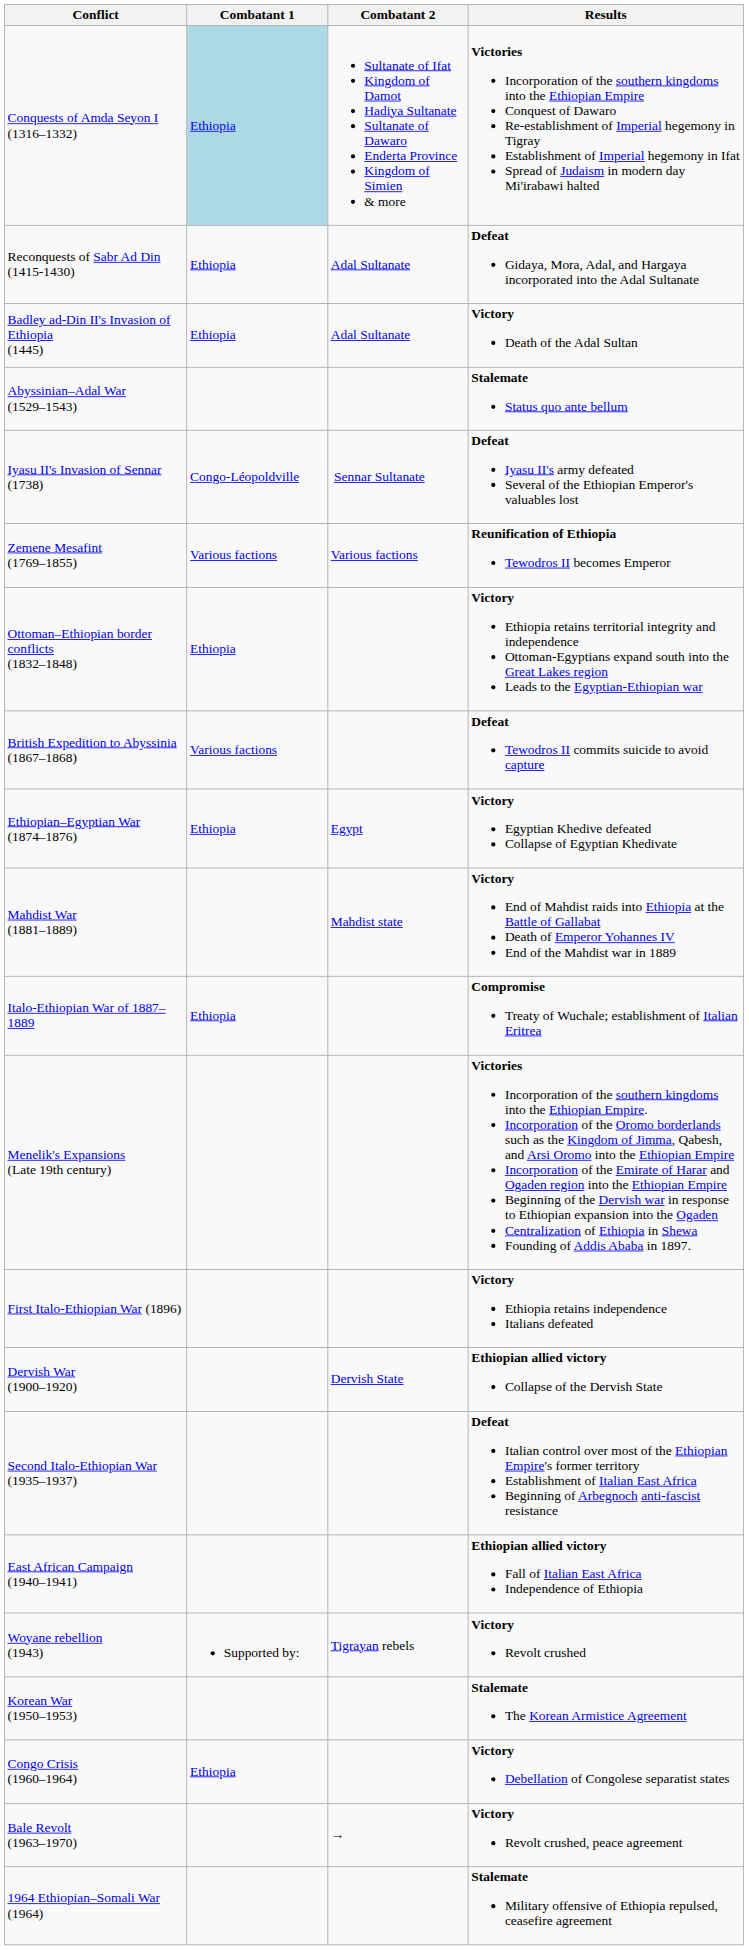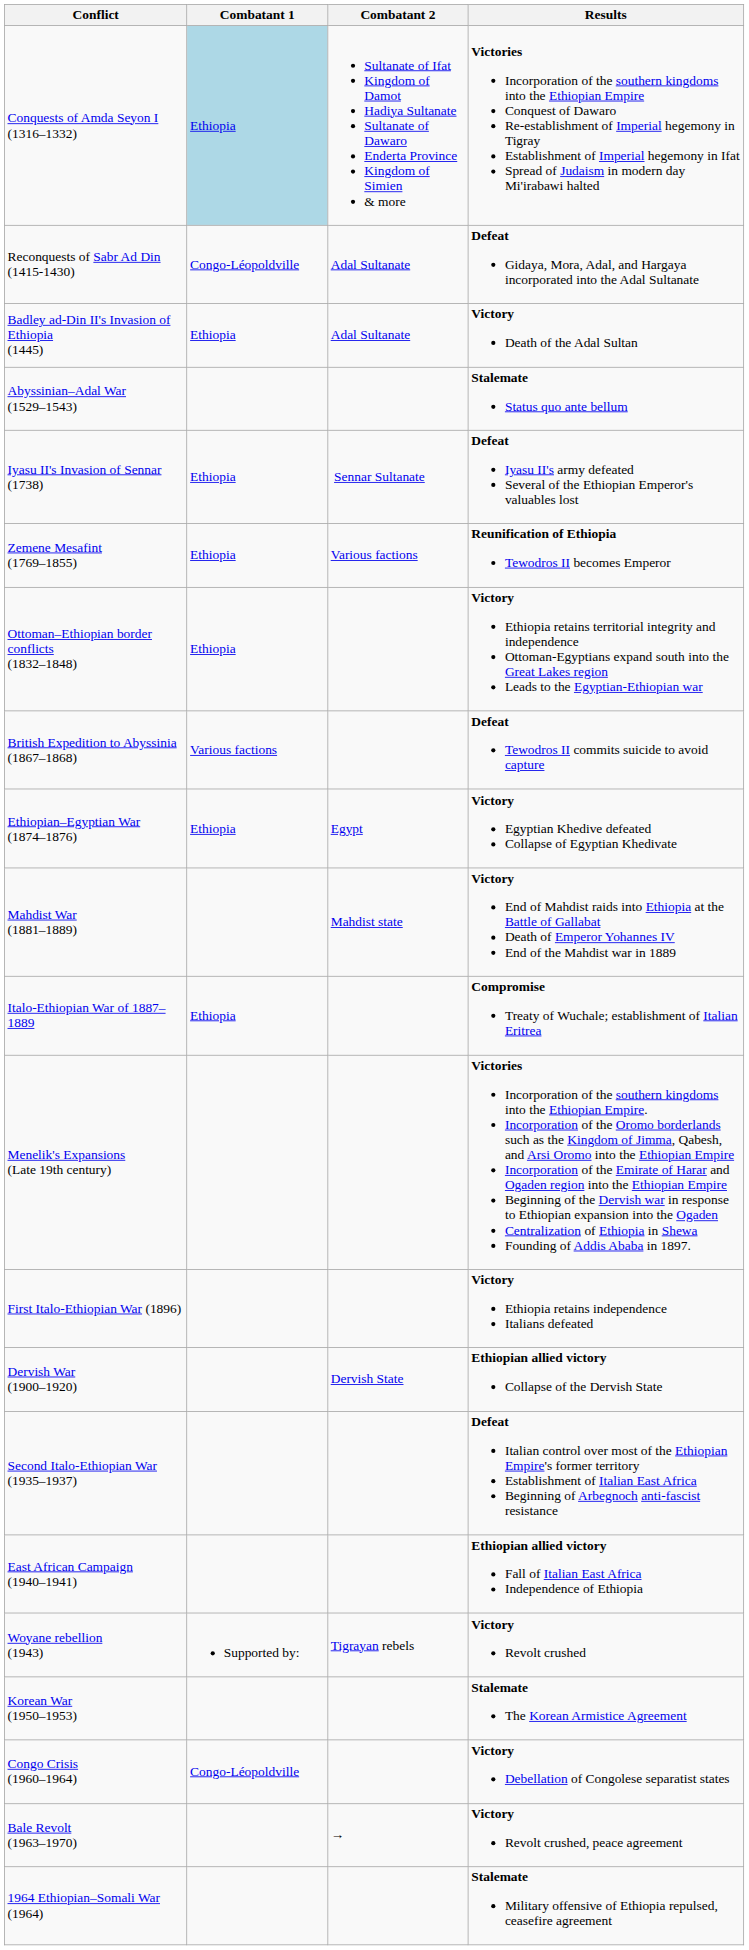(213, 264) Ethiopia -> (245, 264) Congo-Léopoldville
(245, 477) Congo-Léopoldville -> (213, 477) Ethiopia
(234, 555) Various factions -> (213, 555) Ethiopia
(213, 1771) Ethiopia -> (245, 1771) Congo-Léopoldville
